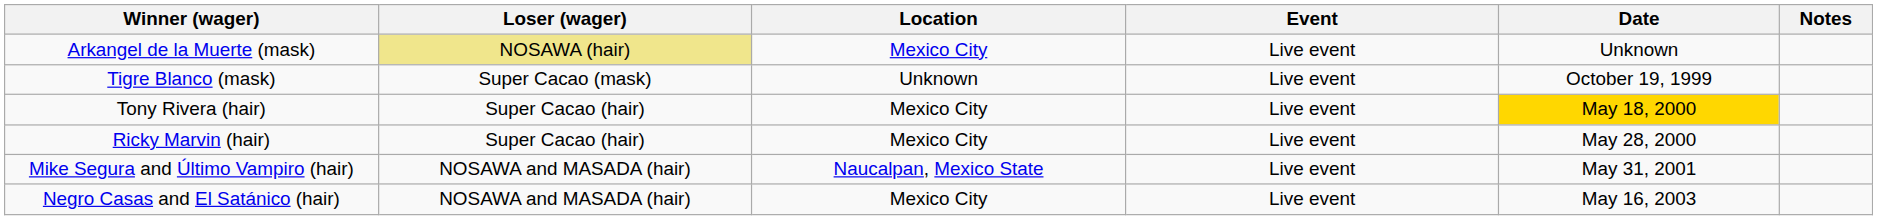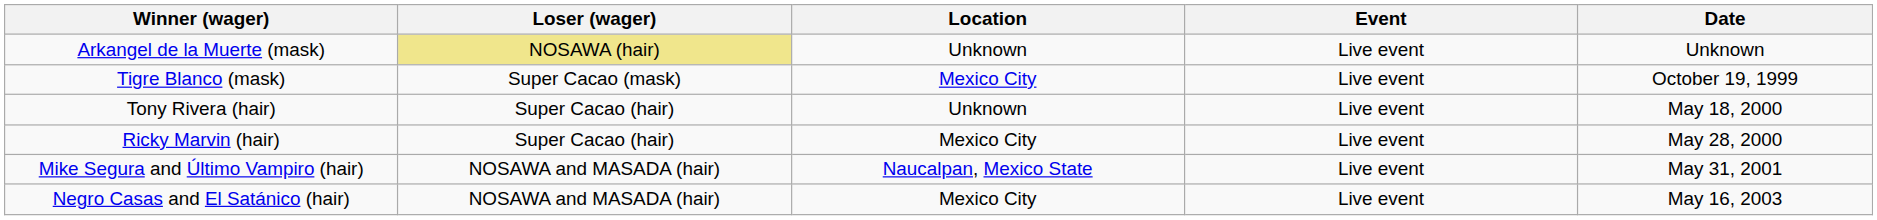- column: (1826, 19)
(939, 49) Mexico City -> (988, 49) Unknown
(939, 79) Unknown -> (988, 79) Mexico City
(939, 109) Mexico City -> (988, 109) Unknown
(1639, 109) gold background -> (1725, 109) no background
